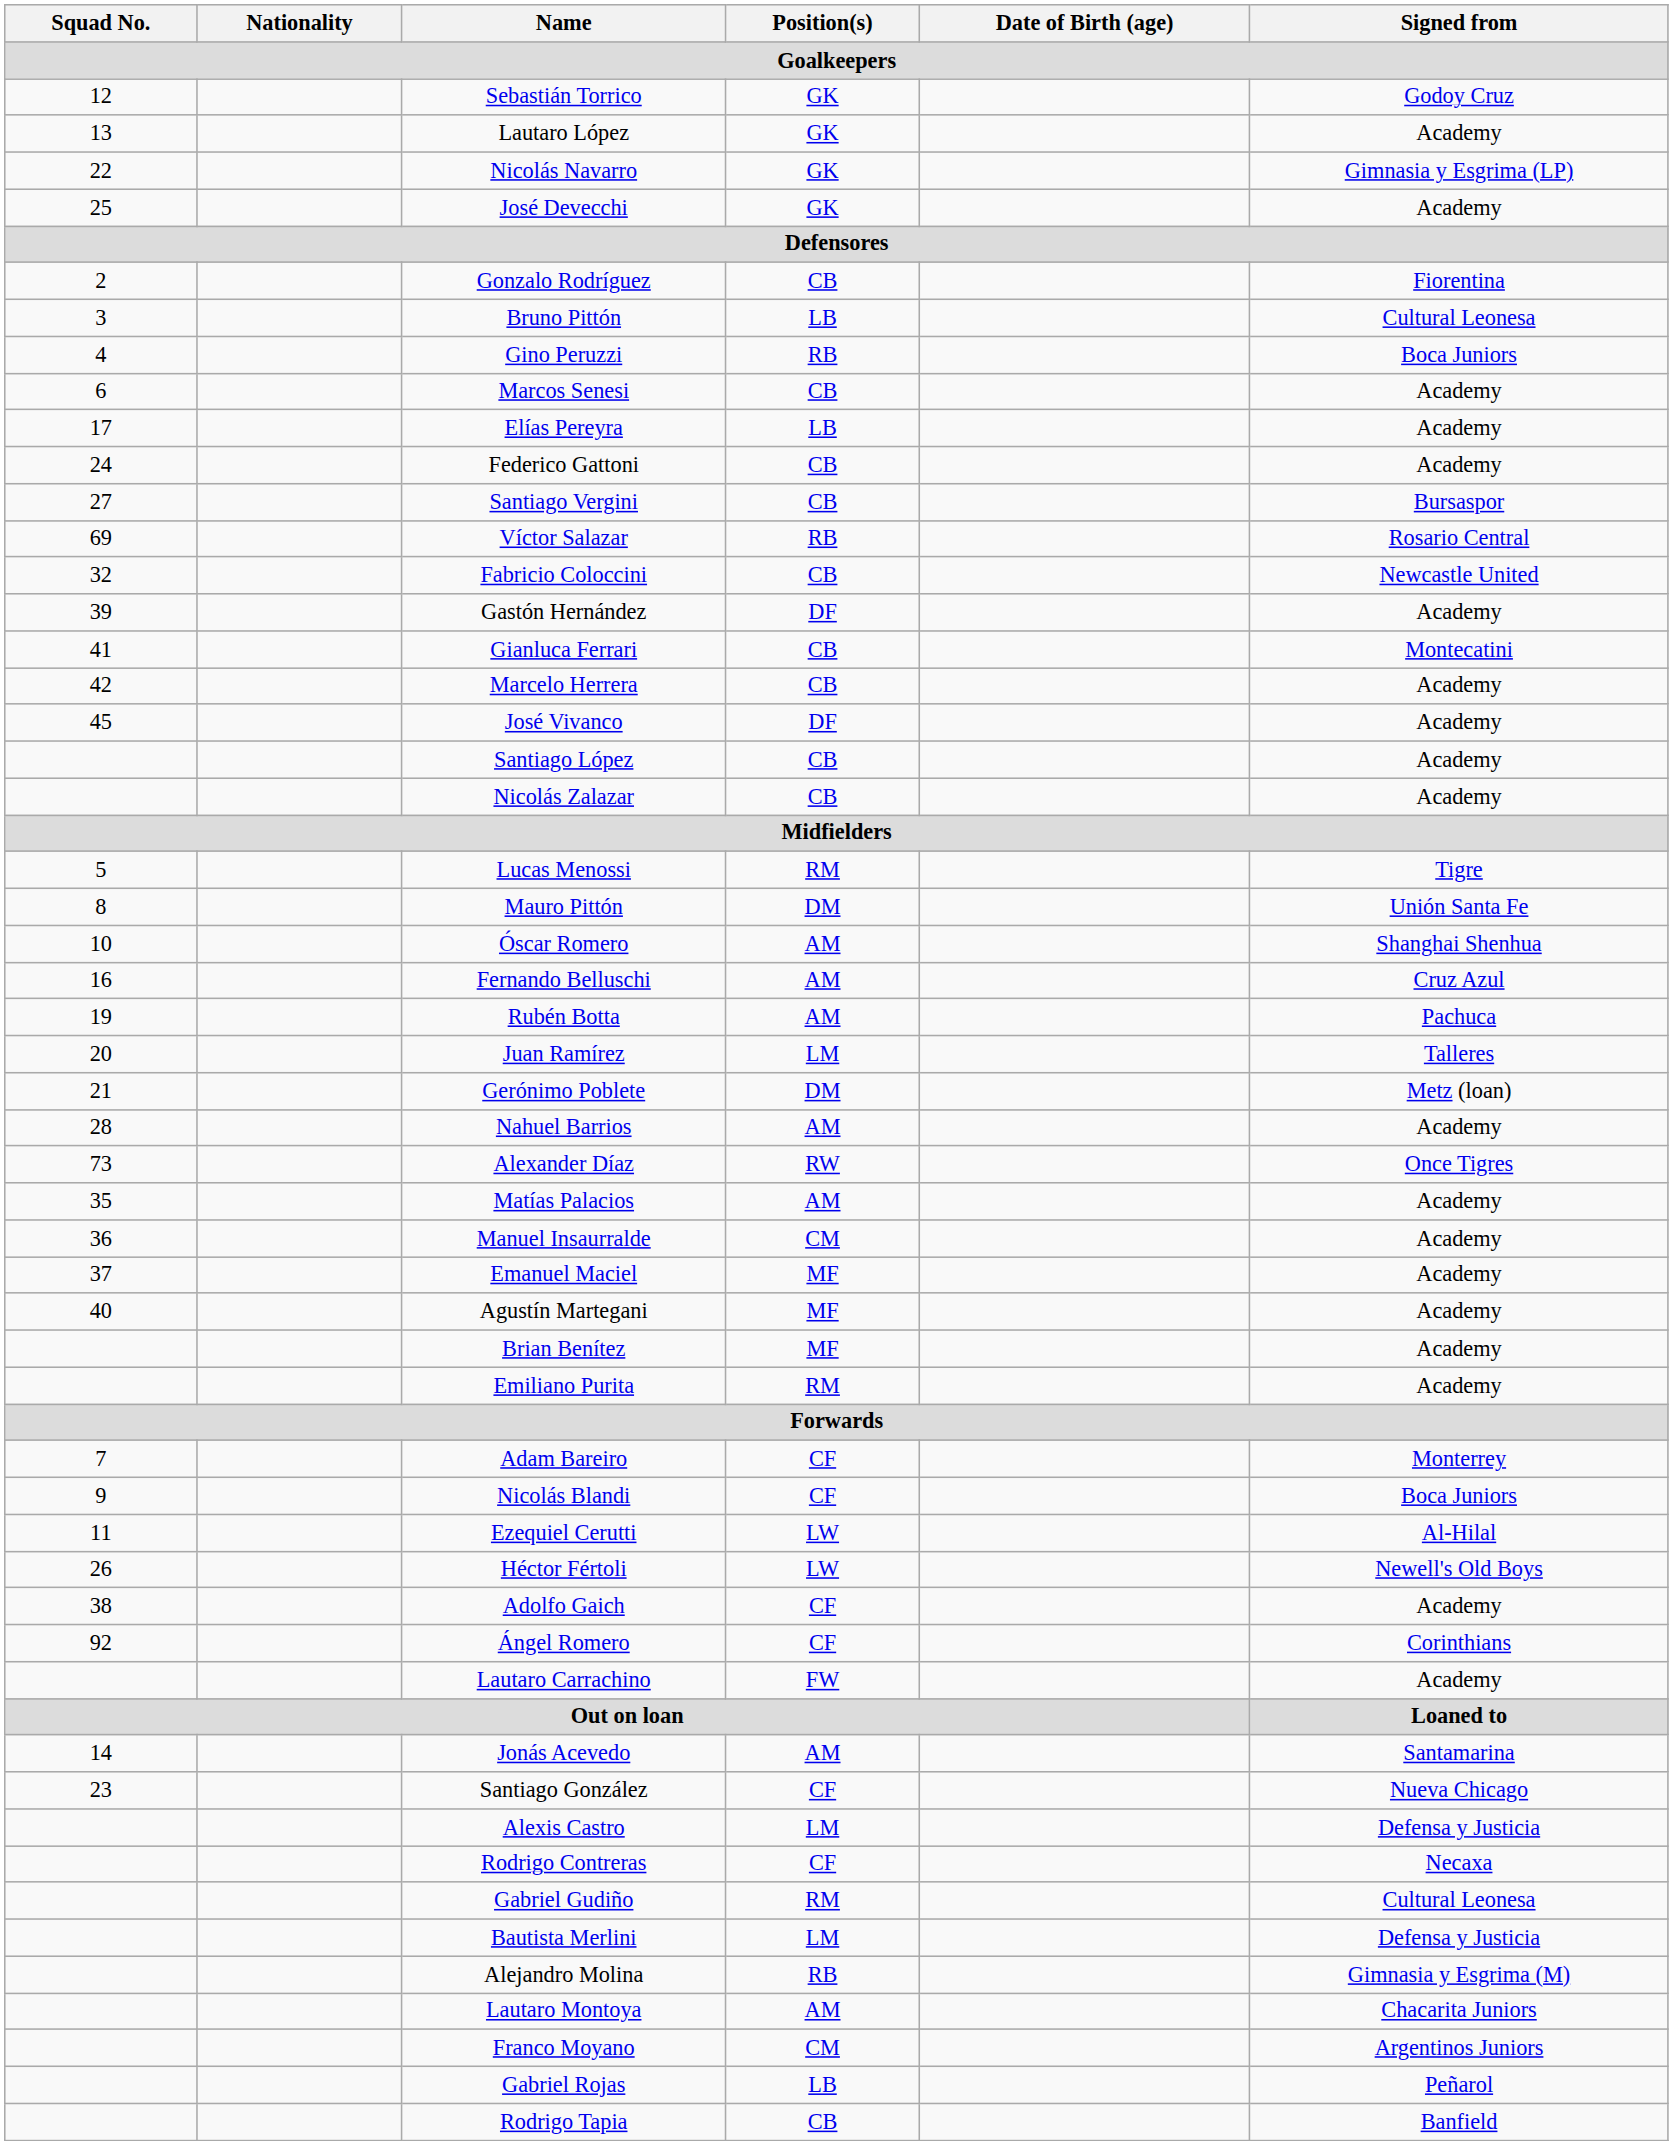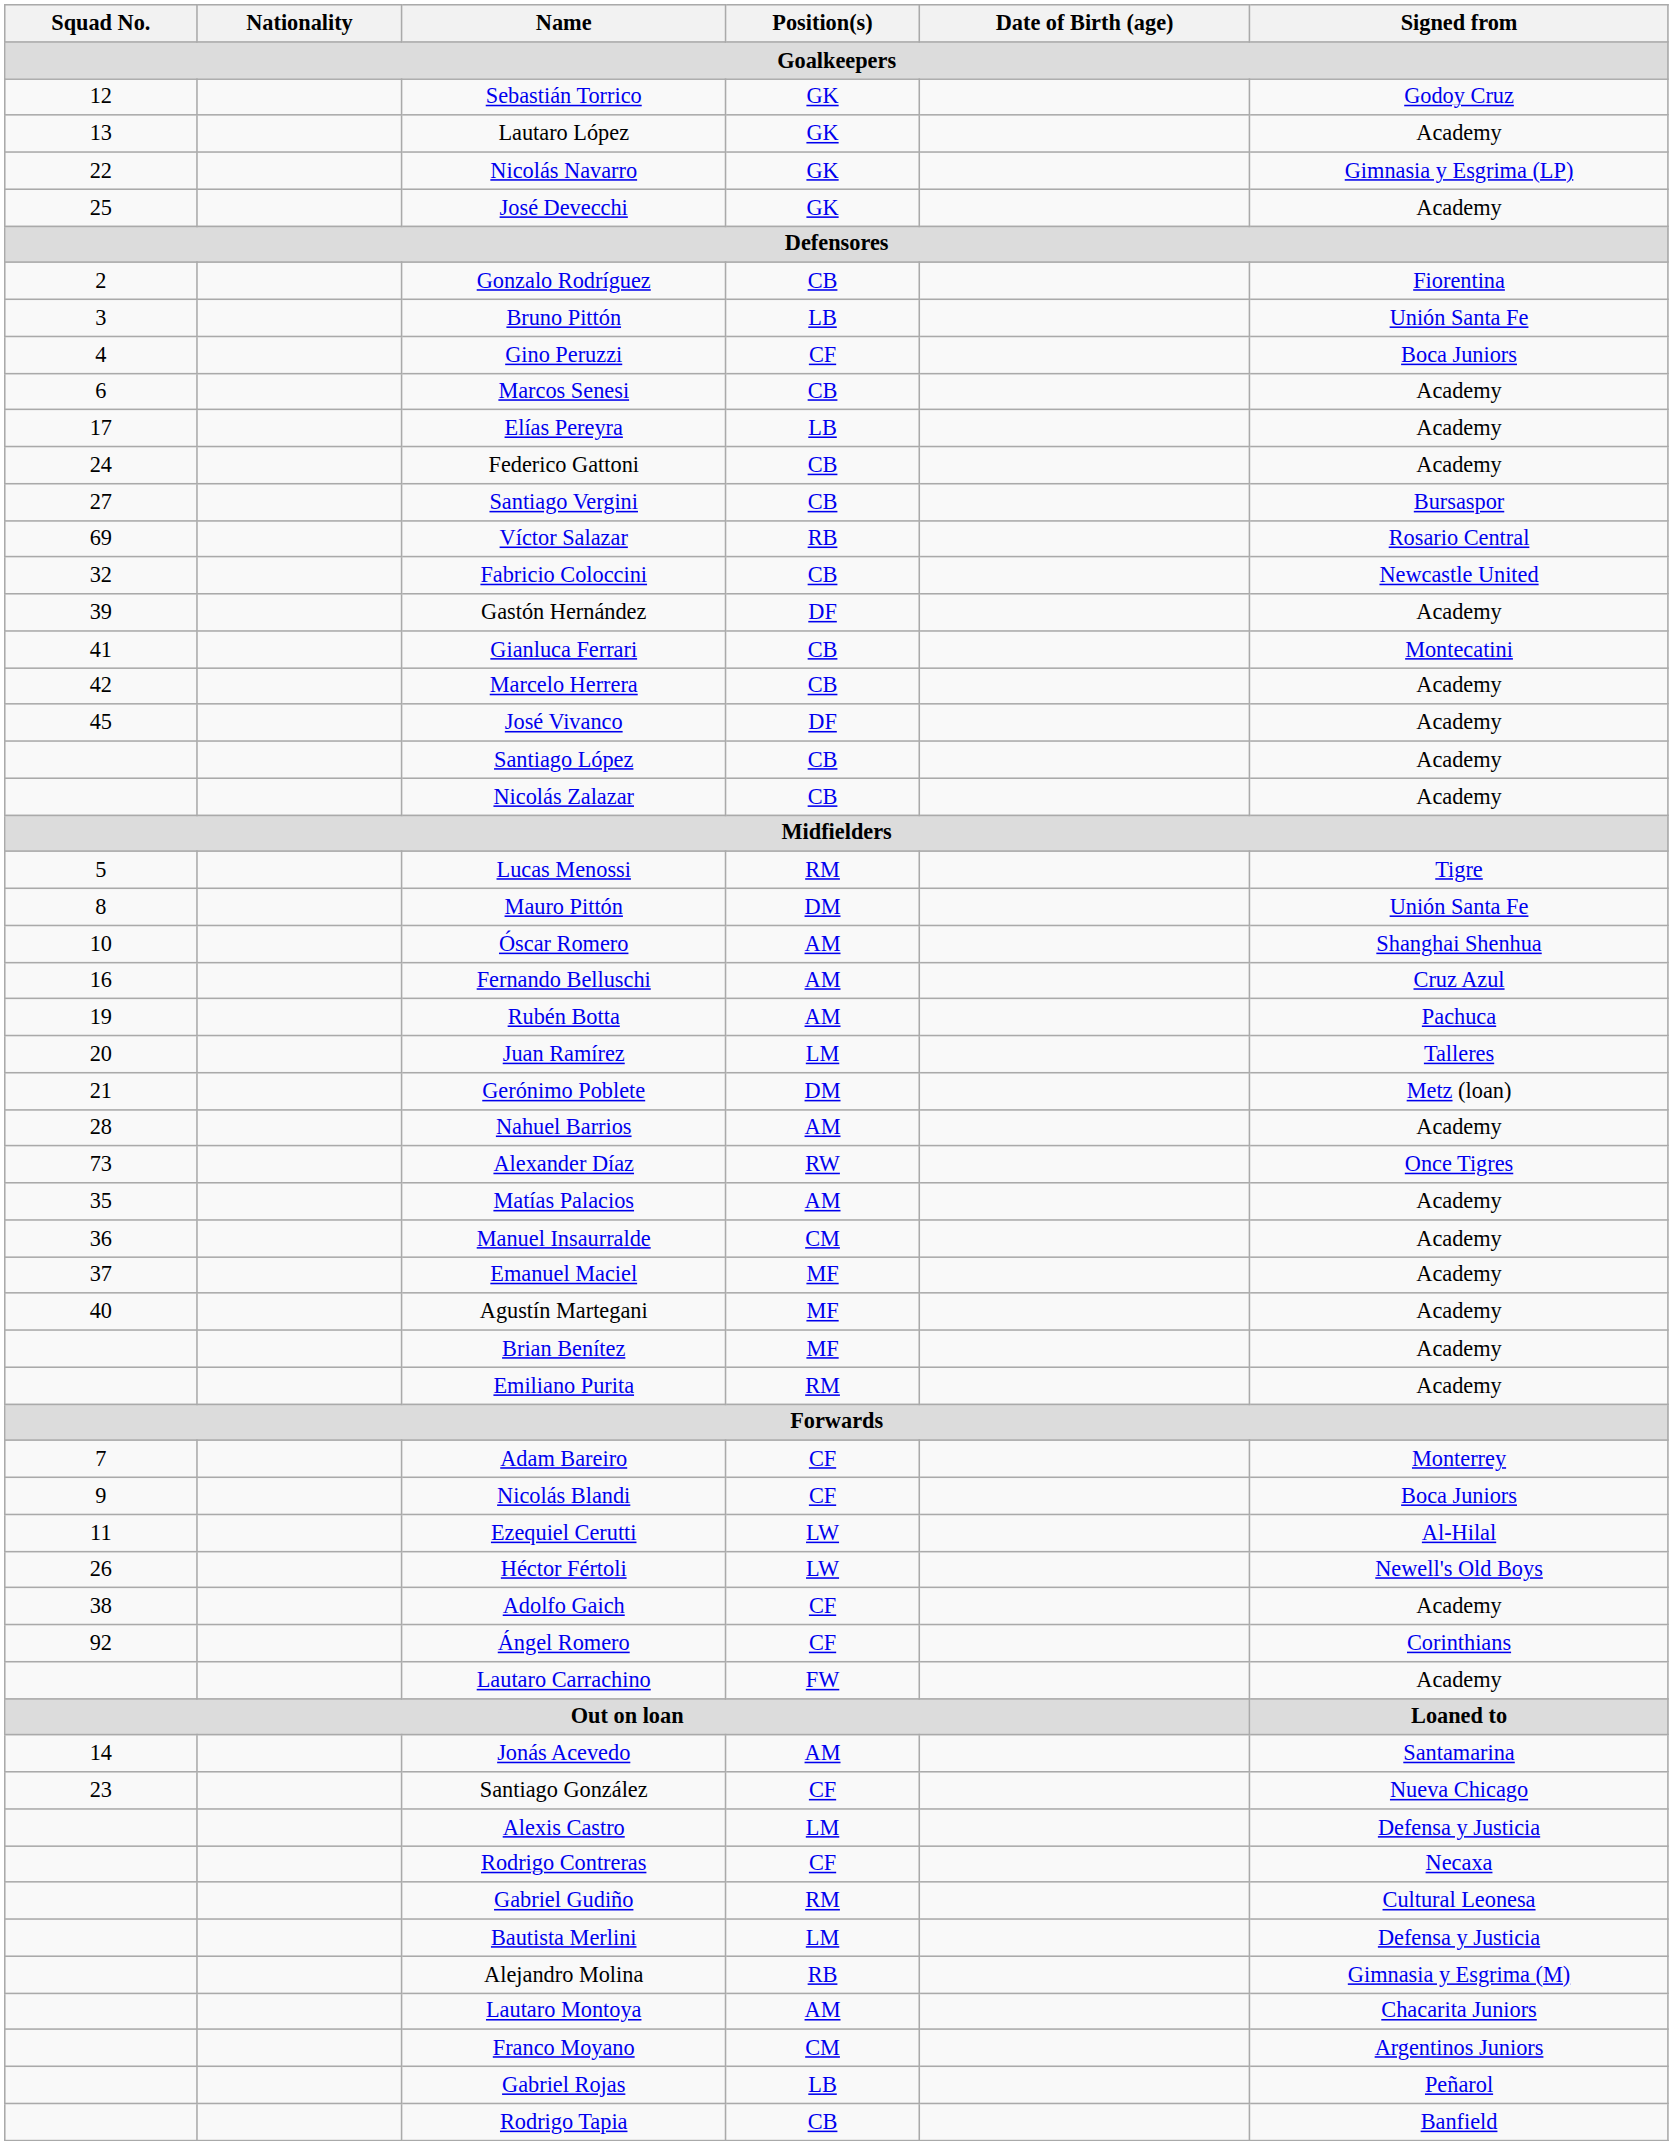(1459, 317) Cultural Leonesa -> (1459, 317) Unión Santa Fe
(823, 354) RB -> (823, 354) CF
